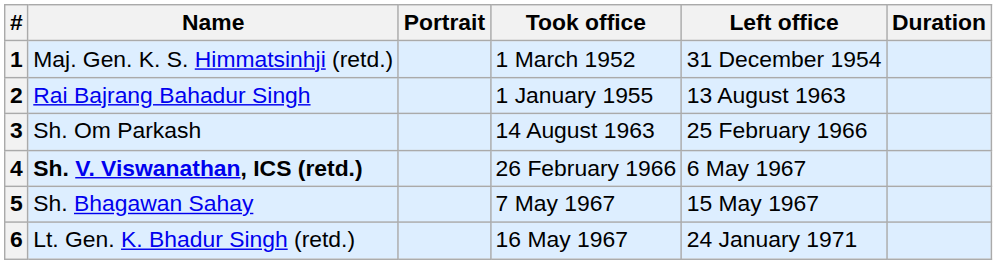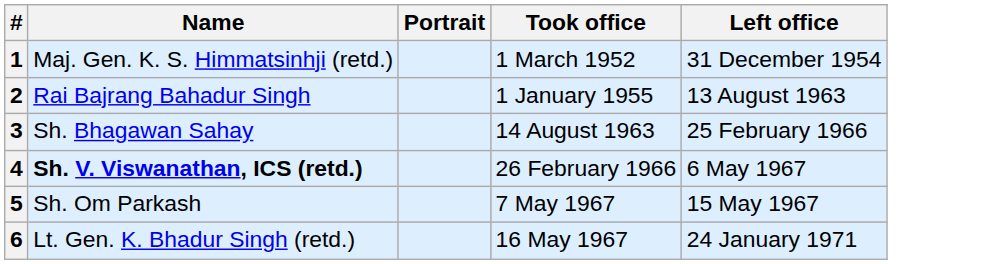- column: (939, 22)
(117, 131) Sh. Om Parkash -> (143, 131) Sh. Bhagawan Sahay
(143, 204) Sh. Bhagawan Sahay -> (117, 204) Sh. Om Parkash
